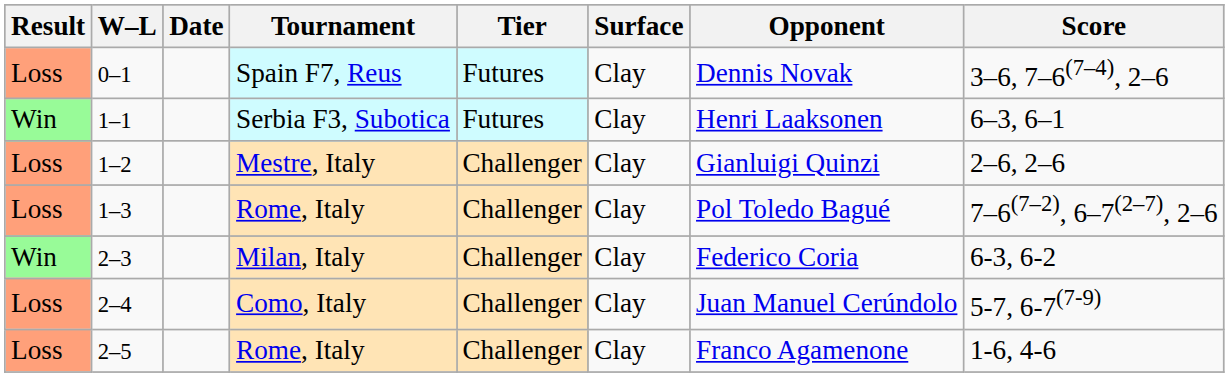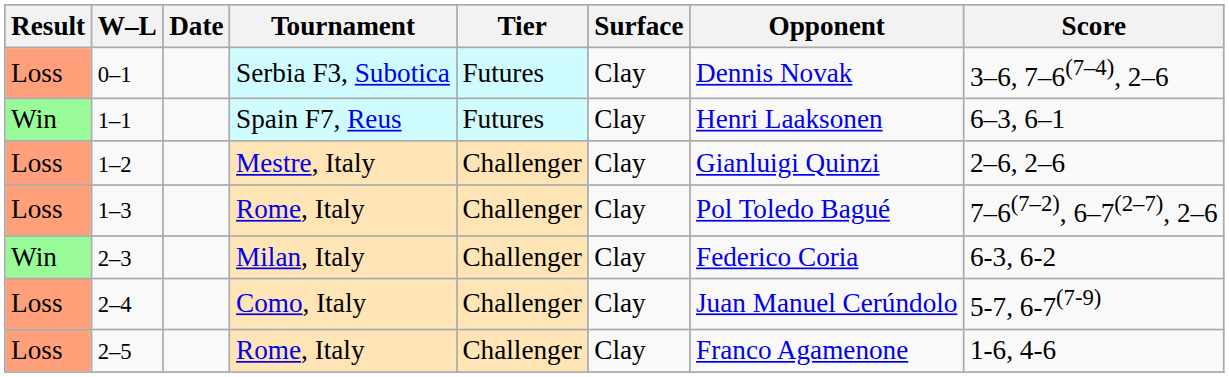(319, 72) Spain F7, Reus -> (343, 72) Serbia F3, Subotica
(343, 119) Serbia F3, Subotica -> (319, 119) Spain F7, Reus
